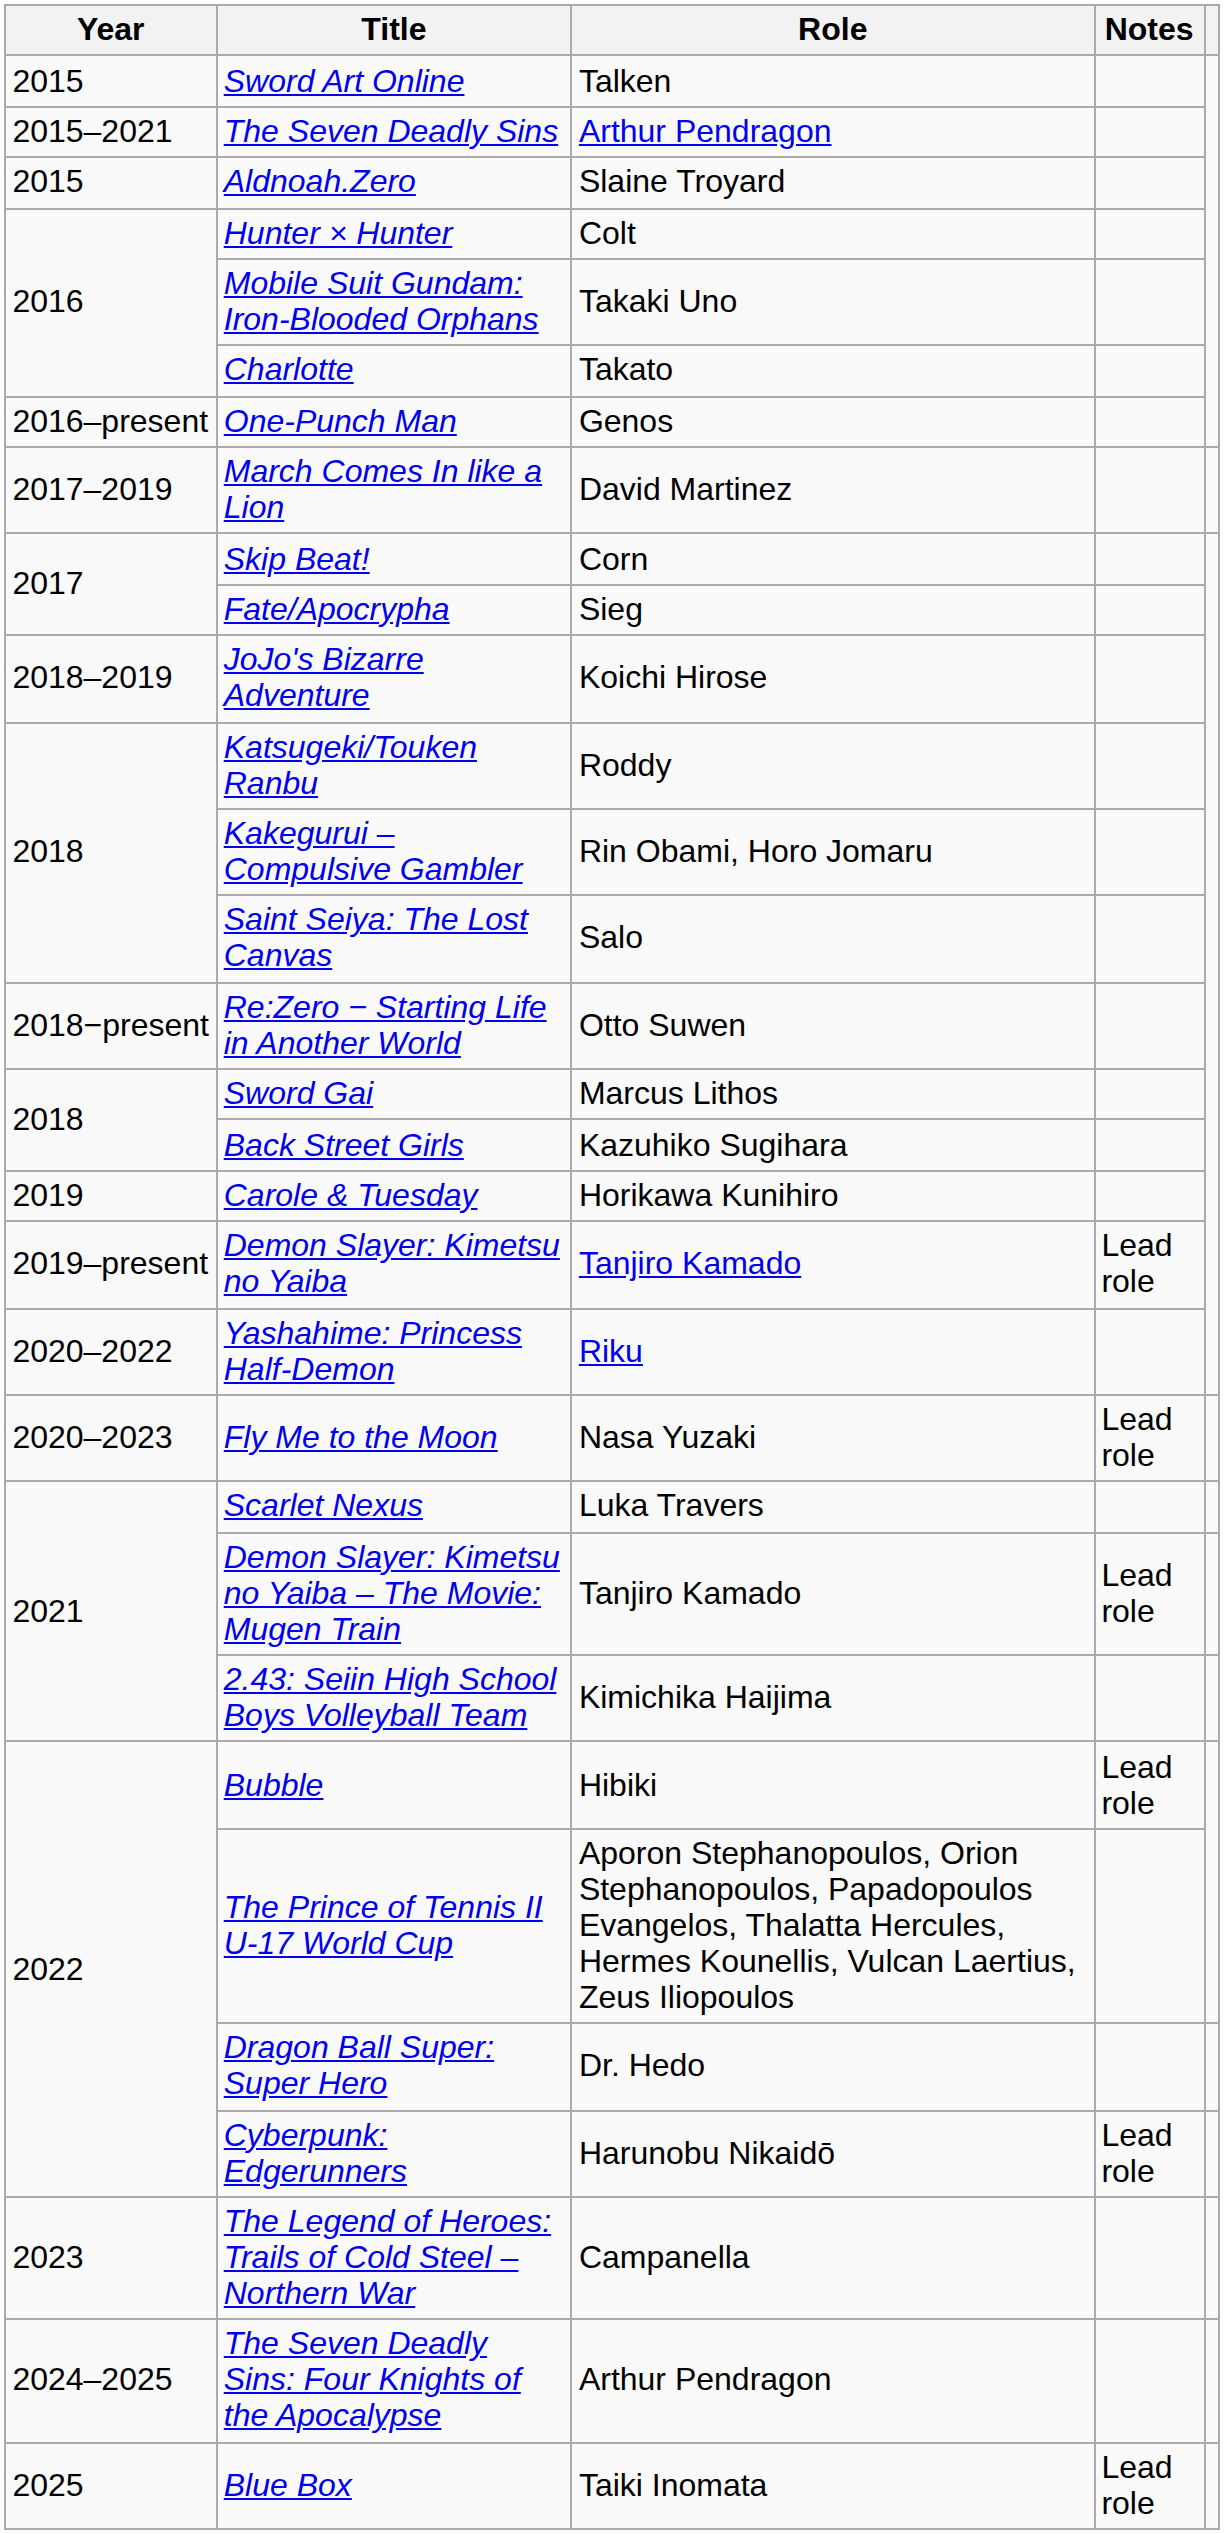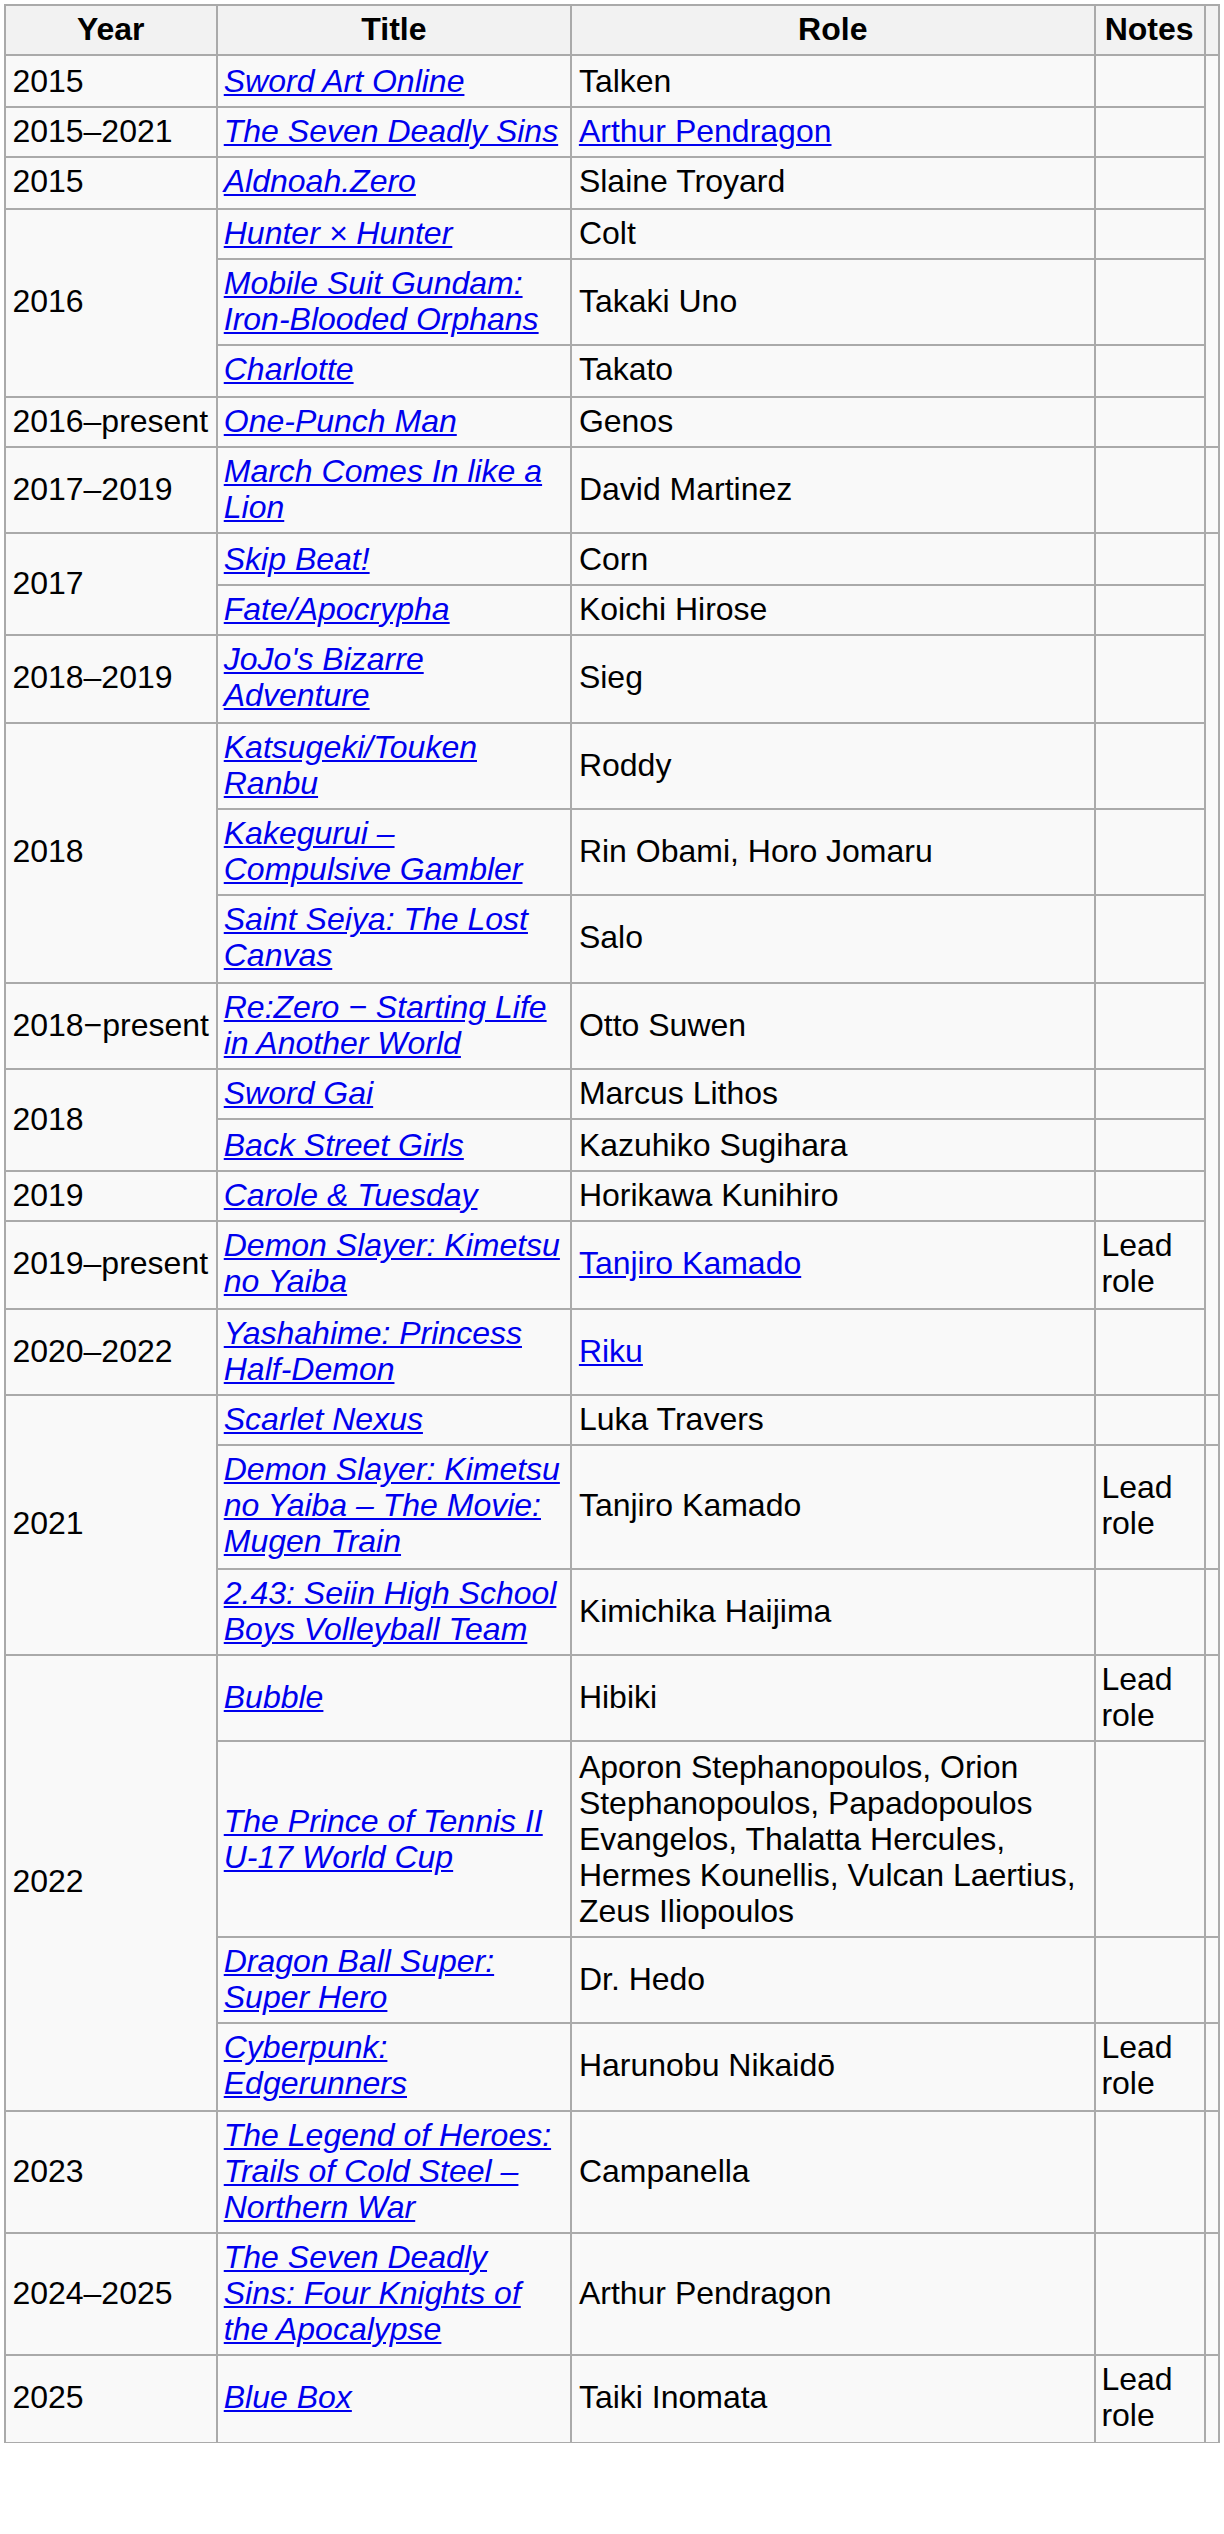(611, 609) Sieg -> (673, 609) Koichi Hirose
(673, 678) Koichi Hirose -> (611, 678) Sieg
- row: (361, 1437)
